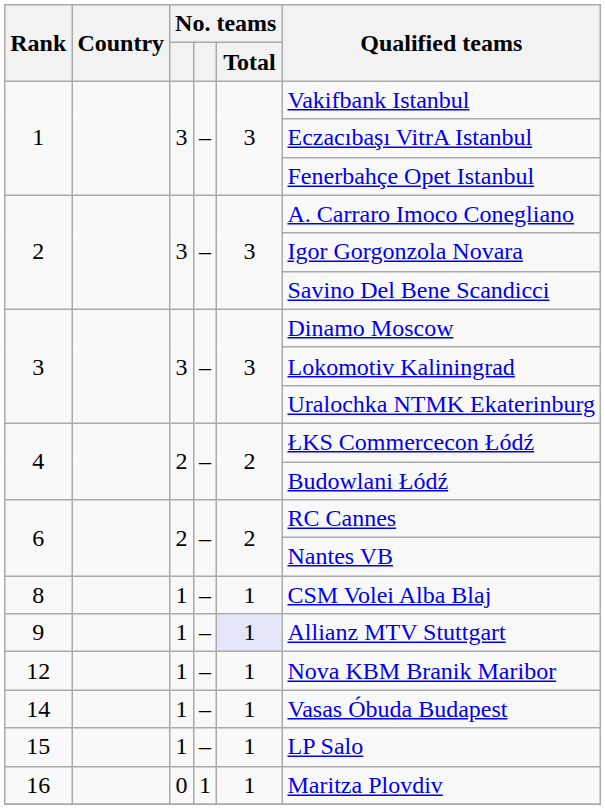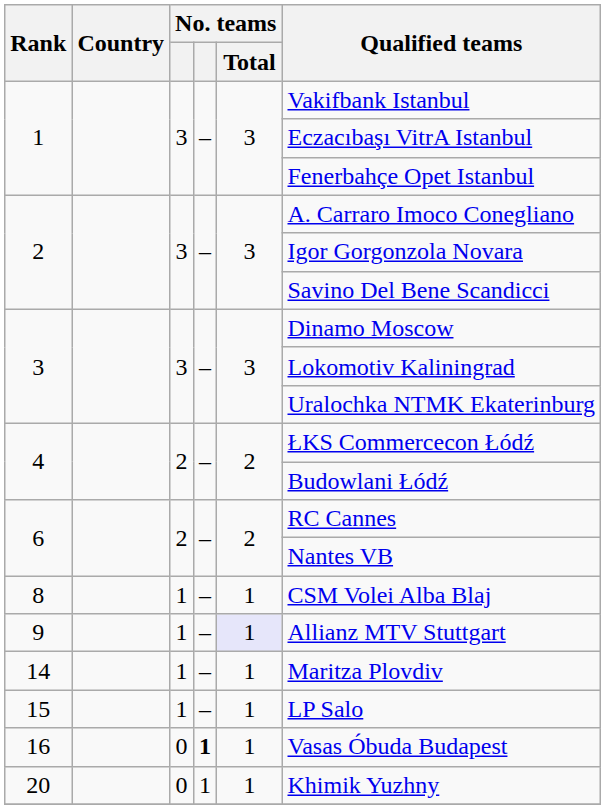- row: (38, 670)
(397, 708) Vasas Óbuda Budapest -> (365, 670) Maritza Plovdiv
(205, 784) normal -> (205, 746) bold
(365, 784) Maritza Plovdiv -> (397, 746) Vasas Óbuda Budapest
+ row: (38, 784)
